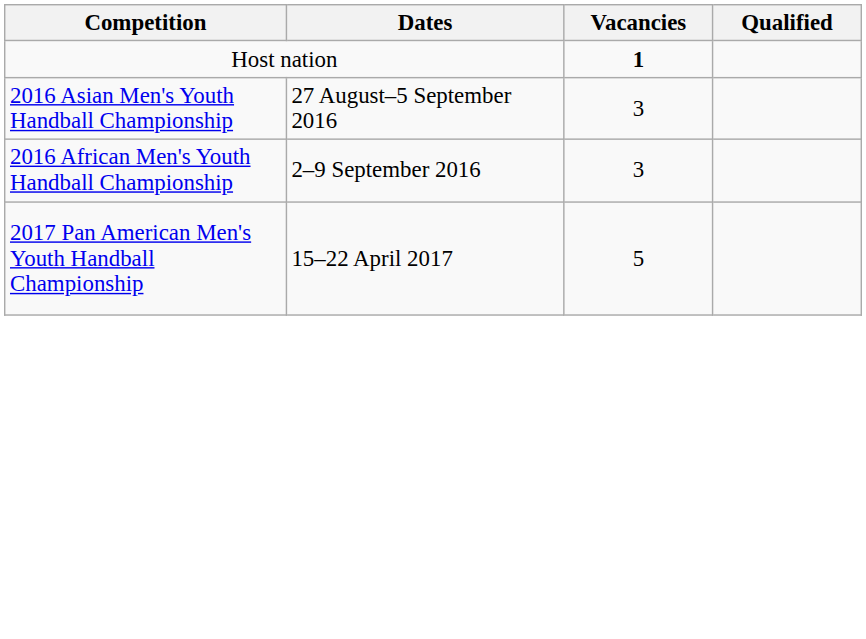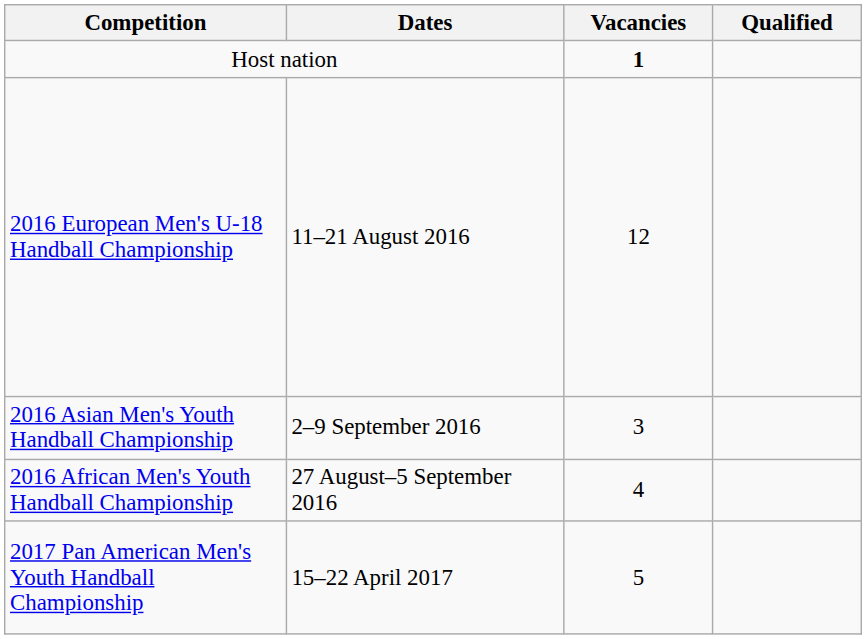+ row: (136, 236)
(401, 108) 27 August–5 September 2016 -> (386, 427) 2–9 September 2016
(386, 170) 2–9 September 2016 -> (401, 489) 27 August–5 September 2016
(638, 170) 3 -> (638, 489) 4
